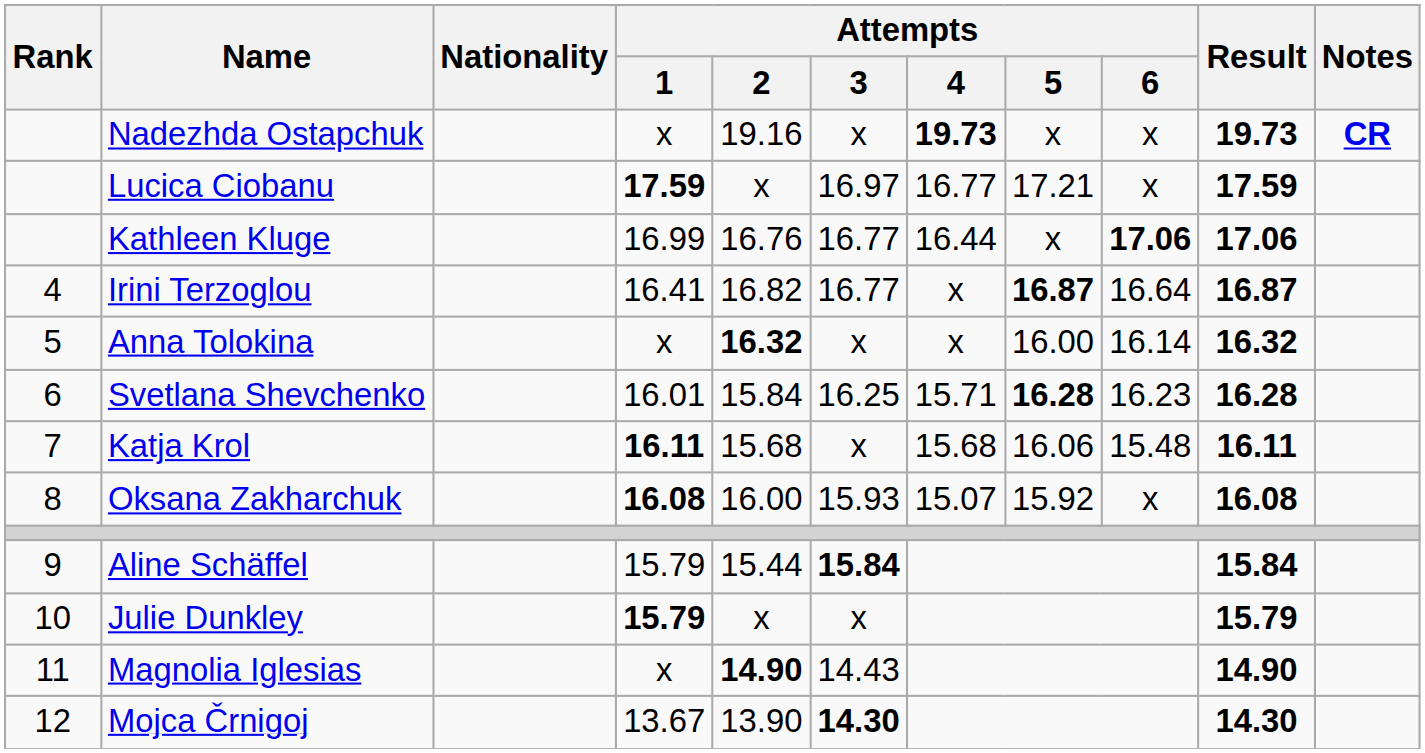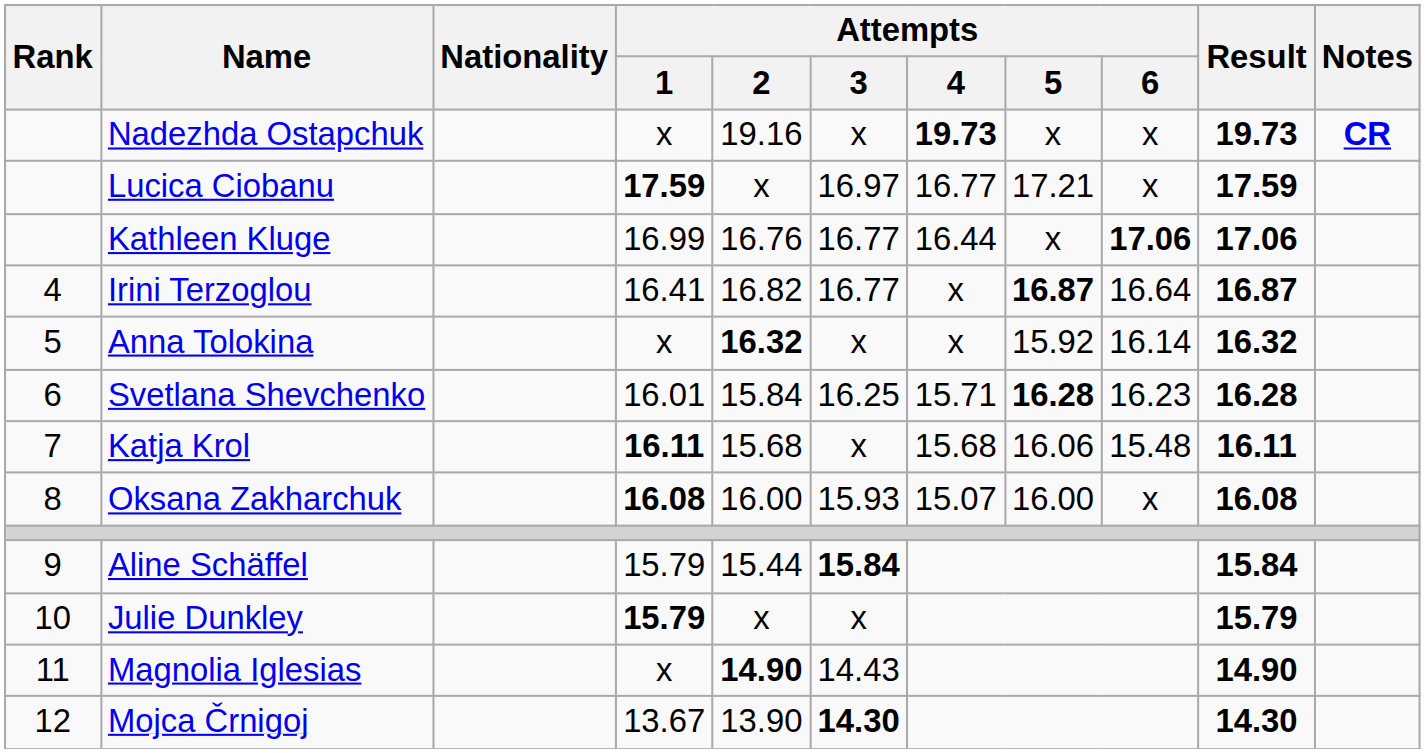(1053, 342) 16.00 -> (1053, 342) 15.92
(1053, 498) 15.92 -> (1053, 498) 16.00
